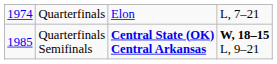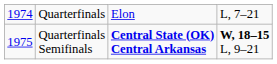(20, 41) 1985 -> (20, 41) 1975
